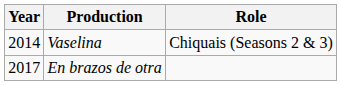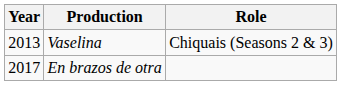(24, 42) 2014 -> (24, 42) 2013
